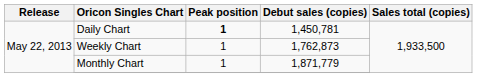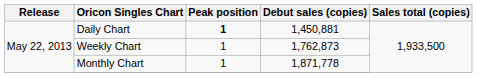(315, 30) 1,450,781 -> (315, 30) 1,450,881
(315, 64) 1,871,779 -> (315, 64) 1,871,778
